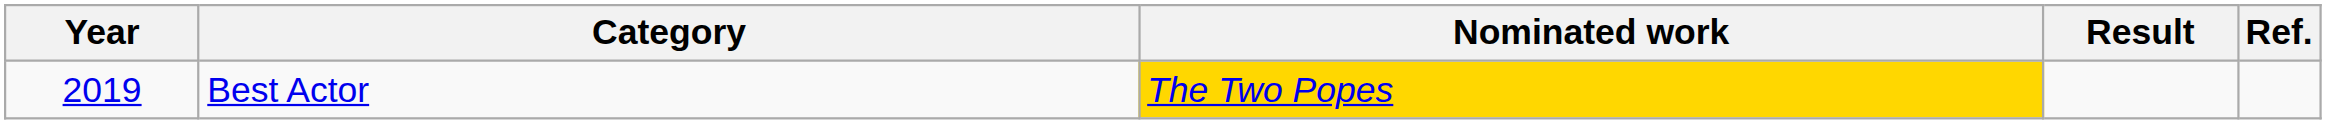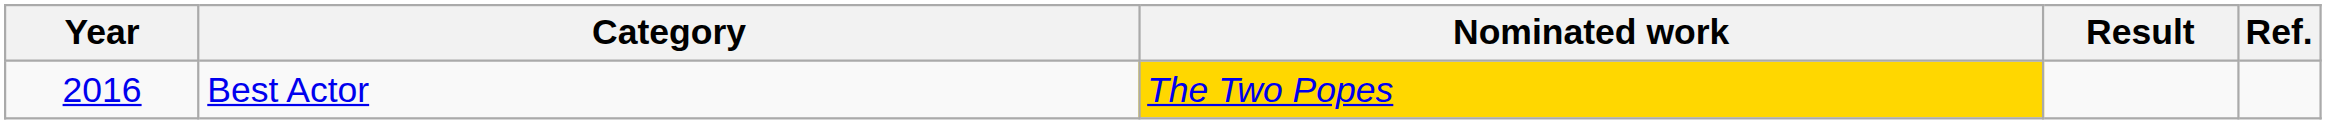(102, 88) 2019 -> (102, 88) 2016
